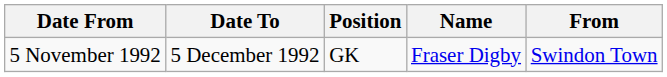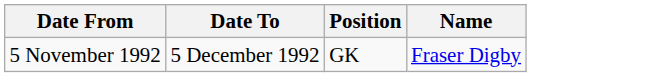- column: (594, 21)
